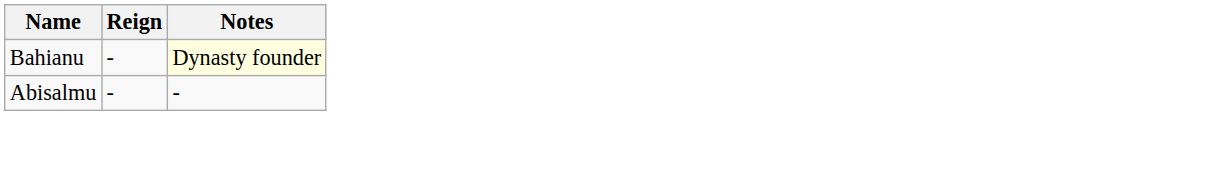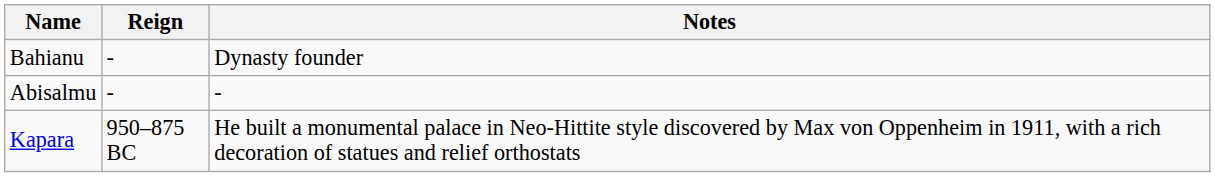(247, 57) lightyellow background -> (289, 57) no background
+ row: (42, 140)
